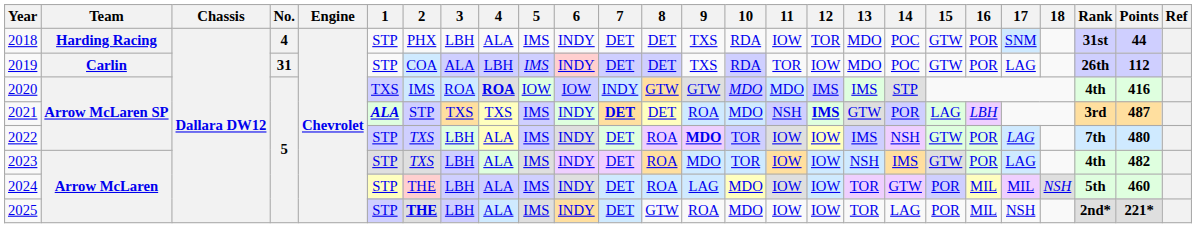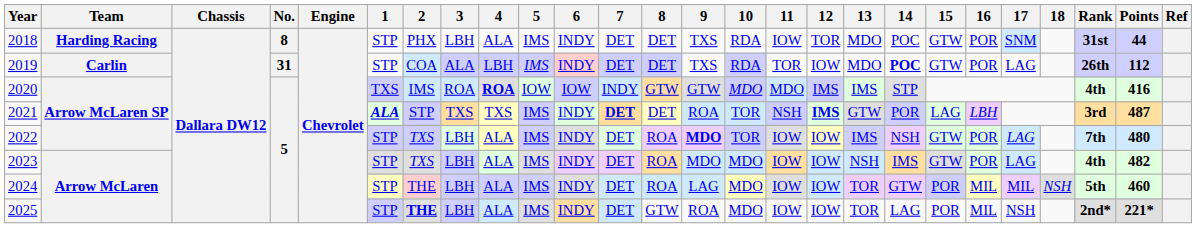(284, 40) 4 -> (284, 40) 8
(905, 64) normal -> (905, 64) bold
(746, 113) MDO -> (746, 113) TOR
(746, 161) TOR -> (746, 161) MDO
